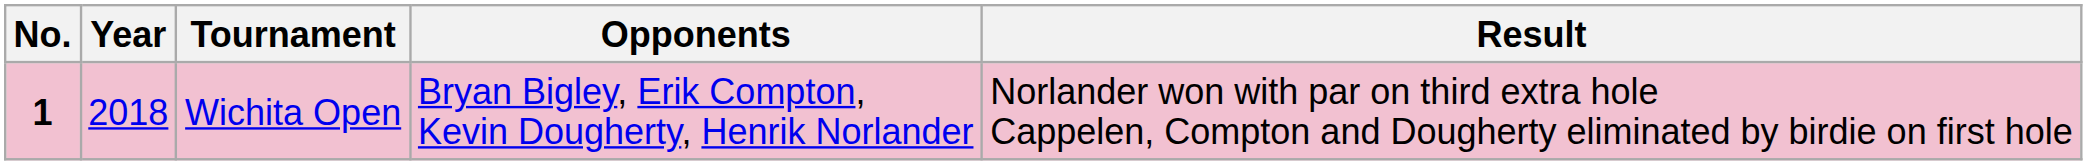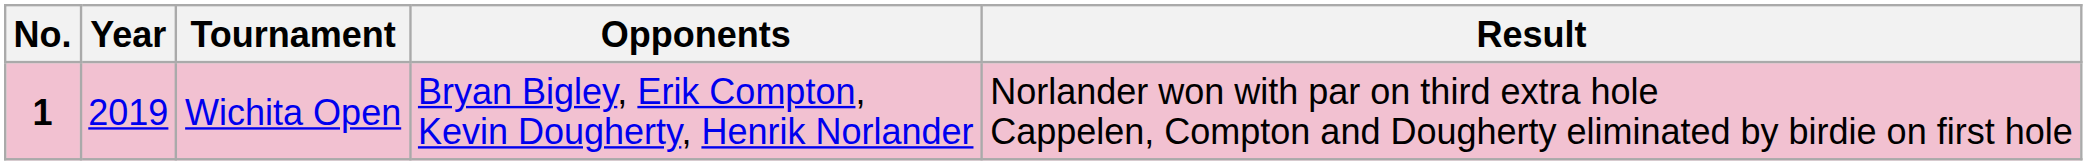(128, 111) 2018 -> (128, 111) 2019
